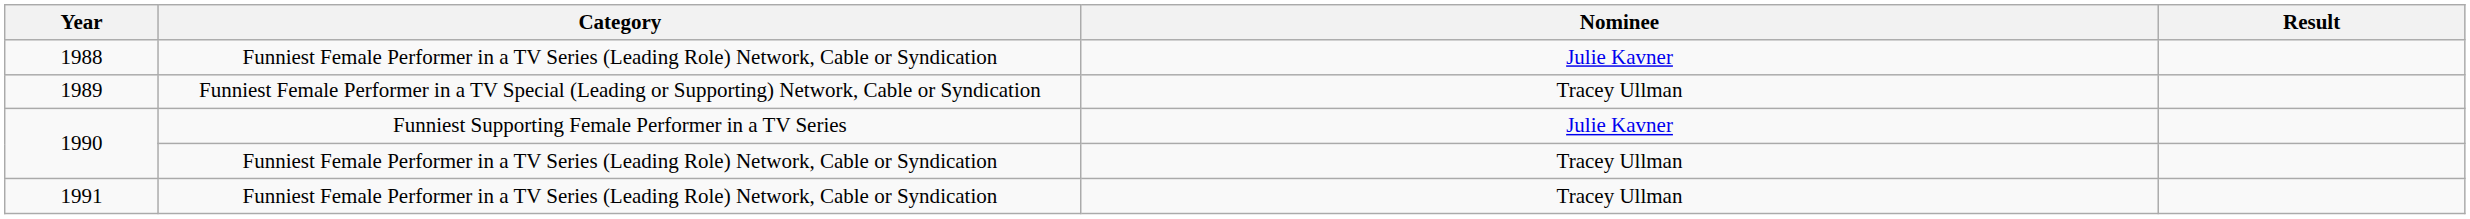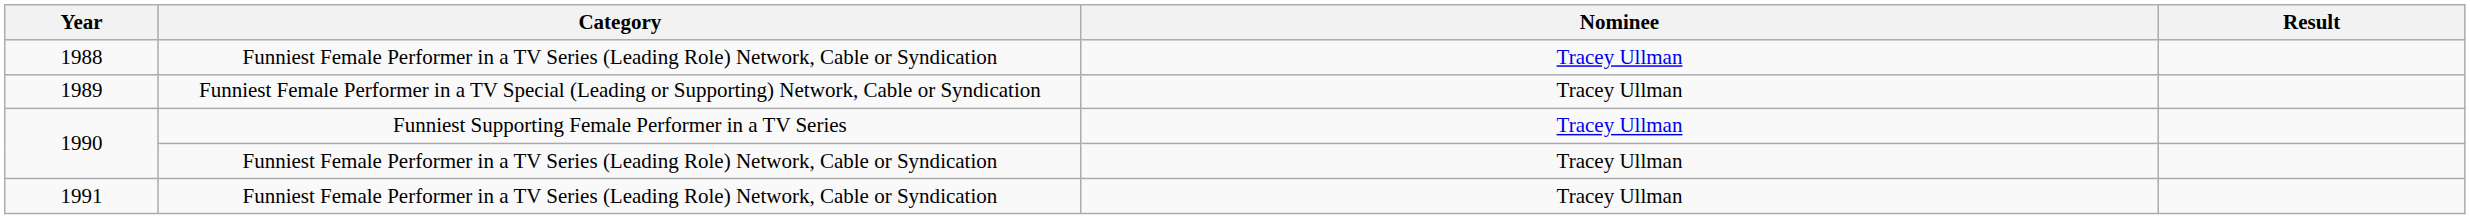(1620, 56) Julie Kavner -> (1620, 56) Tracey Ullman
(1620, 126) Julie Kavner -> (1620, 126) Tracey Ullman
